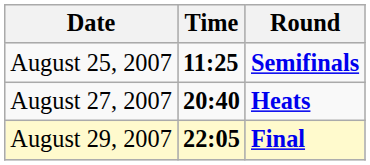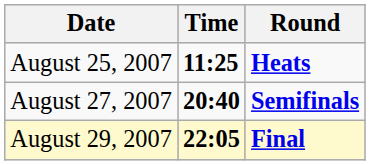(305, 62) Semifinals -> (281, 62) Heats
(281, 100) Heats -> (305, 100) Semifinals
